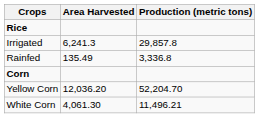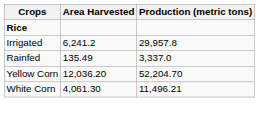(79, 43) 6,241.3 -> (79, 43) 6,241.2
(158, 43) 29,857.8 -> (158, 43) 29,957.8
(155, 58) 3,336.8 -> (155, 58) 3,337.0
- row: (18, 74)
